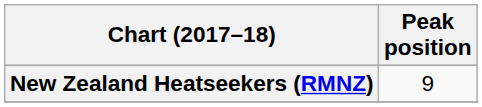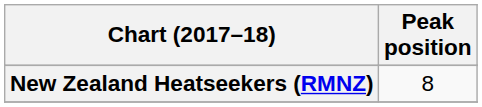(428, 83) 9 -> (428, 83) 8
